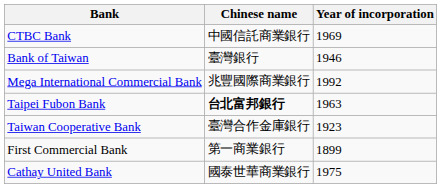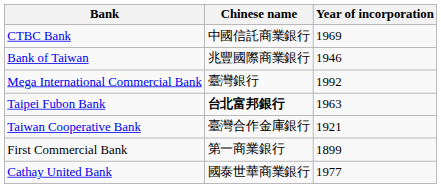(233, 58) 臺灣銀行 -> (259, 58) 兆豐國際商業銀行
(259, 81) 兆豐國際商業銀行 -> (233, 81) 臺灣銀行
(329, 126) 1923 -> (329, 126) 1921
(329, 172) 1975 -> (329, 172) 1977
